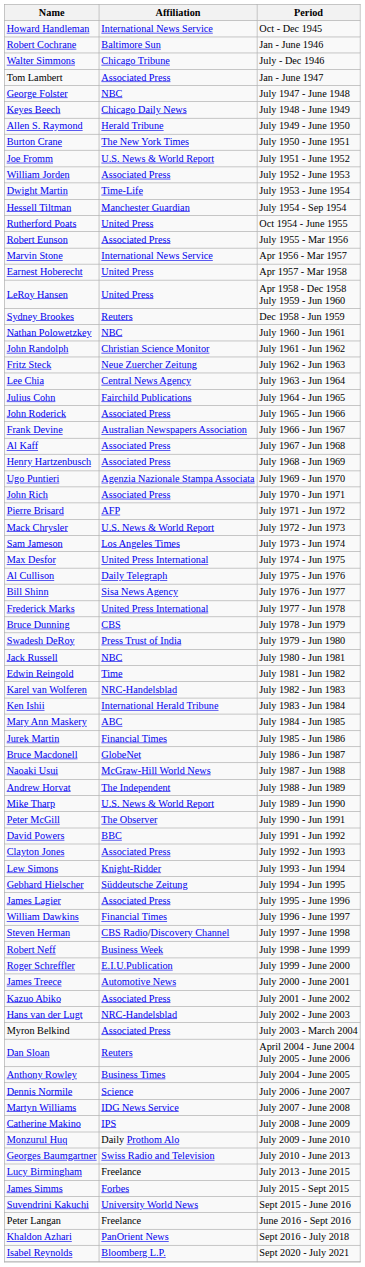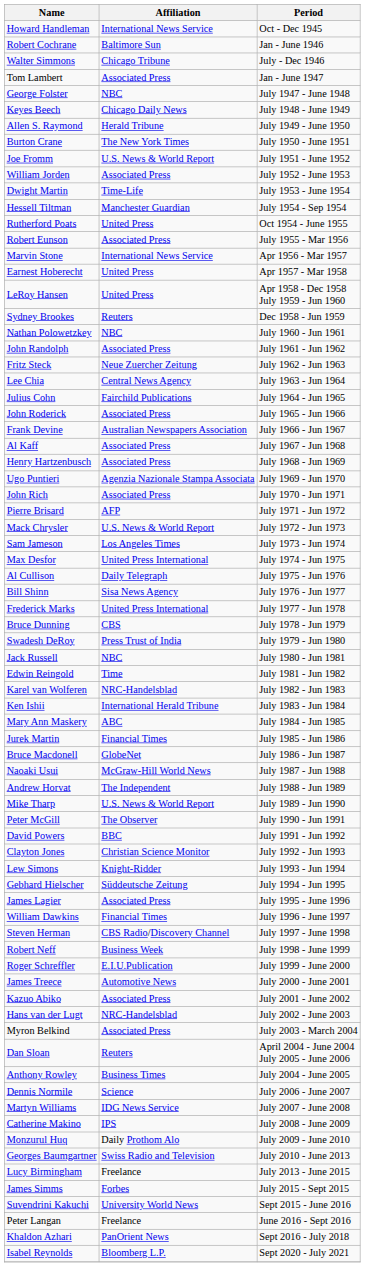(155, 348) Christian Science Monitor -> (136, 348) Associated Press
(136, 852) Associated Press -> (155, 852) Christian Science Monitor
